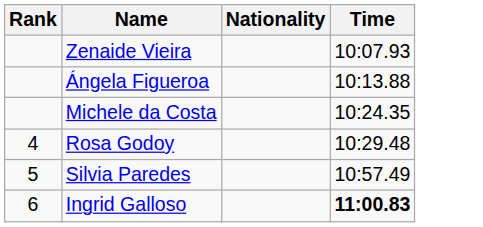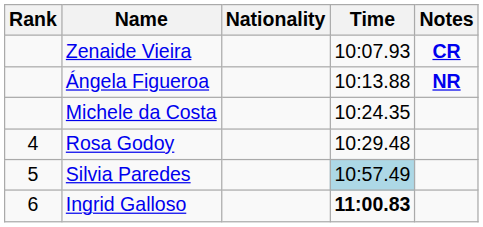+ column: (447, 19)
(372, 174) no background -> (372, 174) lightblue background
